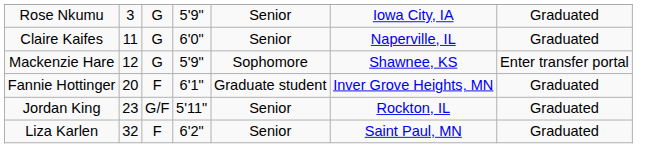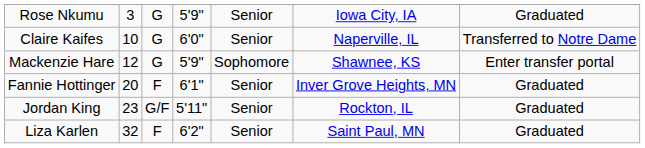(130, 39) 11 -> (130, 39) 10
(564, 39) Graduated -> (550, 39) Transferred to Notre Dame
(270, 85) Graduate student -> (252, 85) Senior
